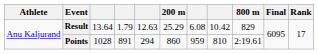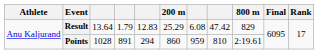(147, 27) 12.63 -> (147, 27) 12.83
(220, 27) 10.42 -> (220, 27) 47.42
